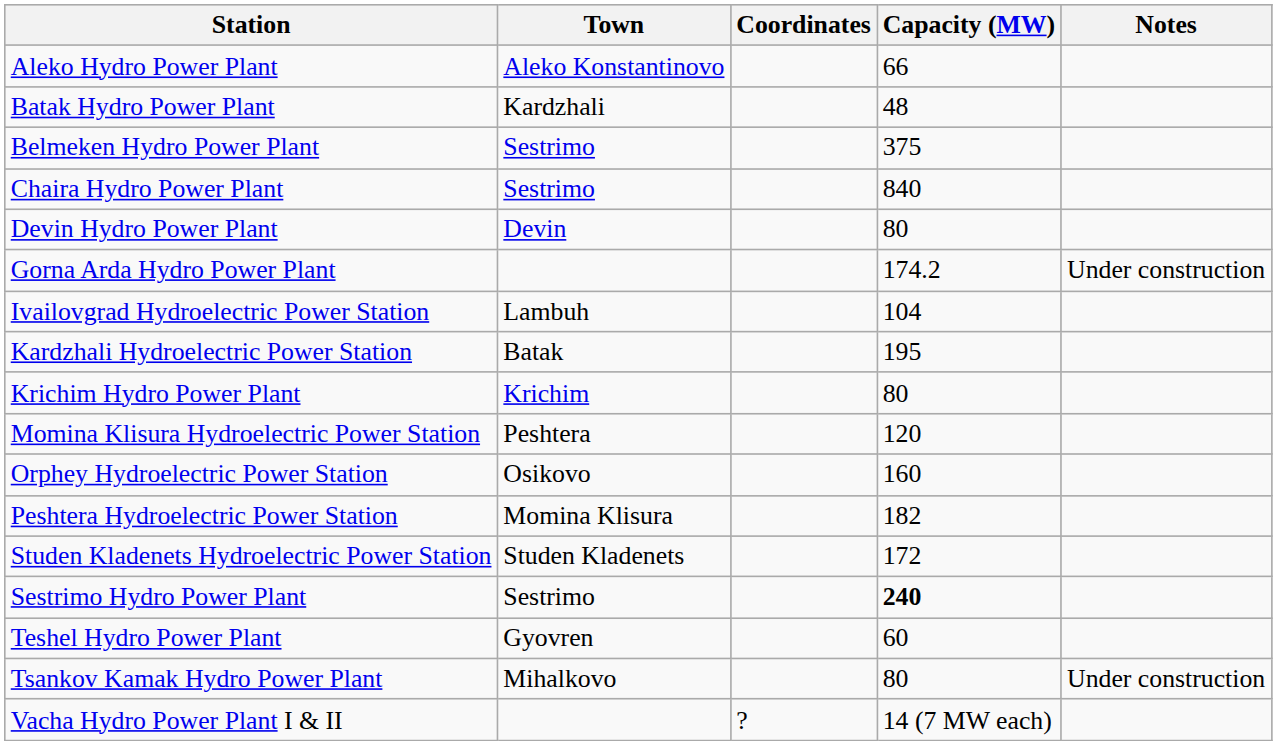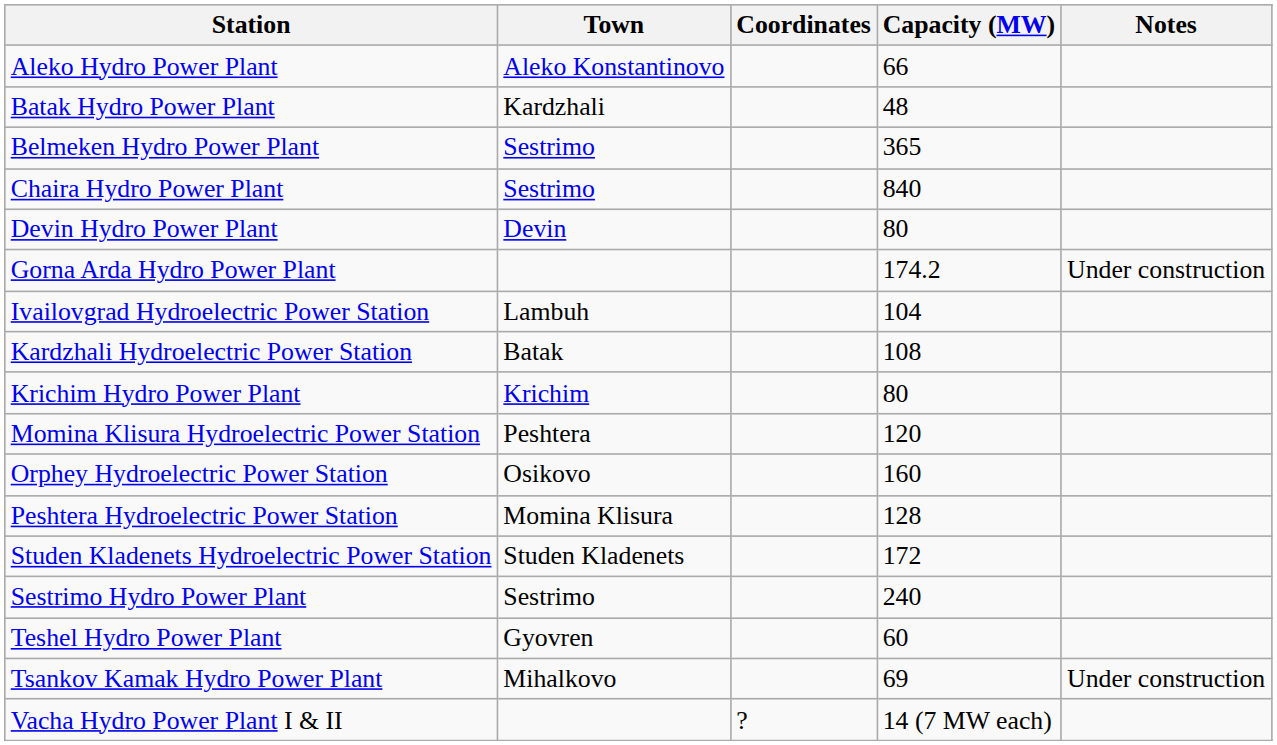(902, 147) 375 -> (902, 147) 365
(902, 351) 195 -> (902, 351) 108
(902, 515) 182 -> (902, 515) 128
(902, 596) bold -> (902, 596) normal
(896, 678) 80 -> (896, 678) 69
